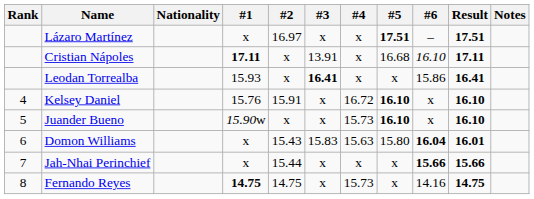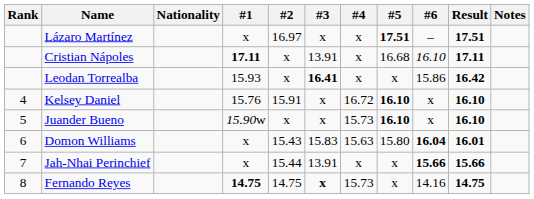(470, 78) 16.41 -> (470, 78) 16.42
(323, 162) x -> (323, 162) 13.91
(323, 183) normal -> (323, 183) bold
